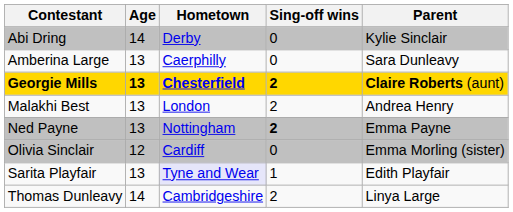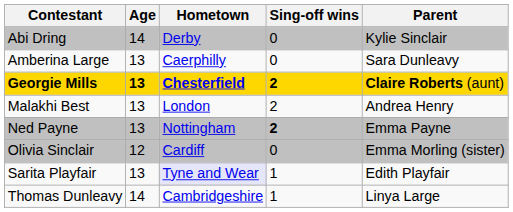(274, 196) 2 -> (274, 196) 1
